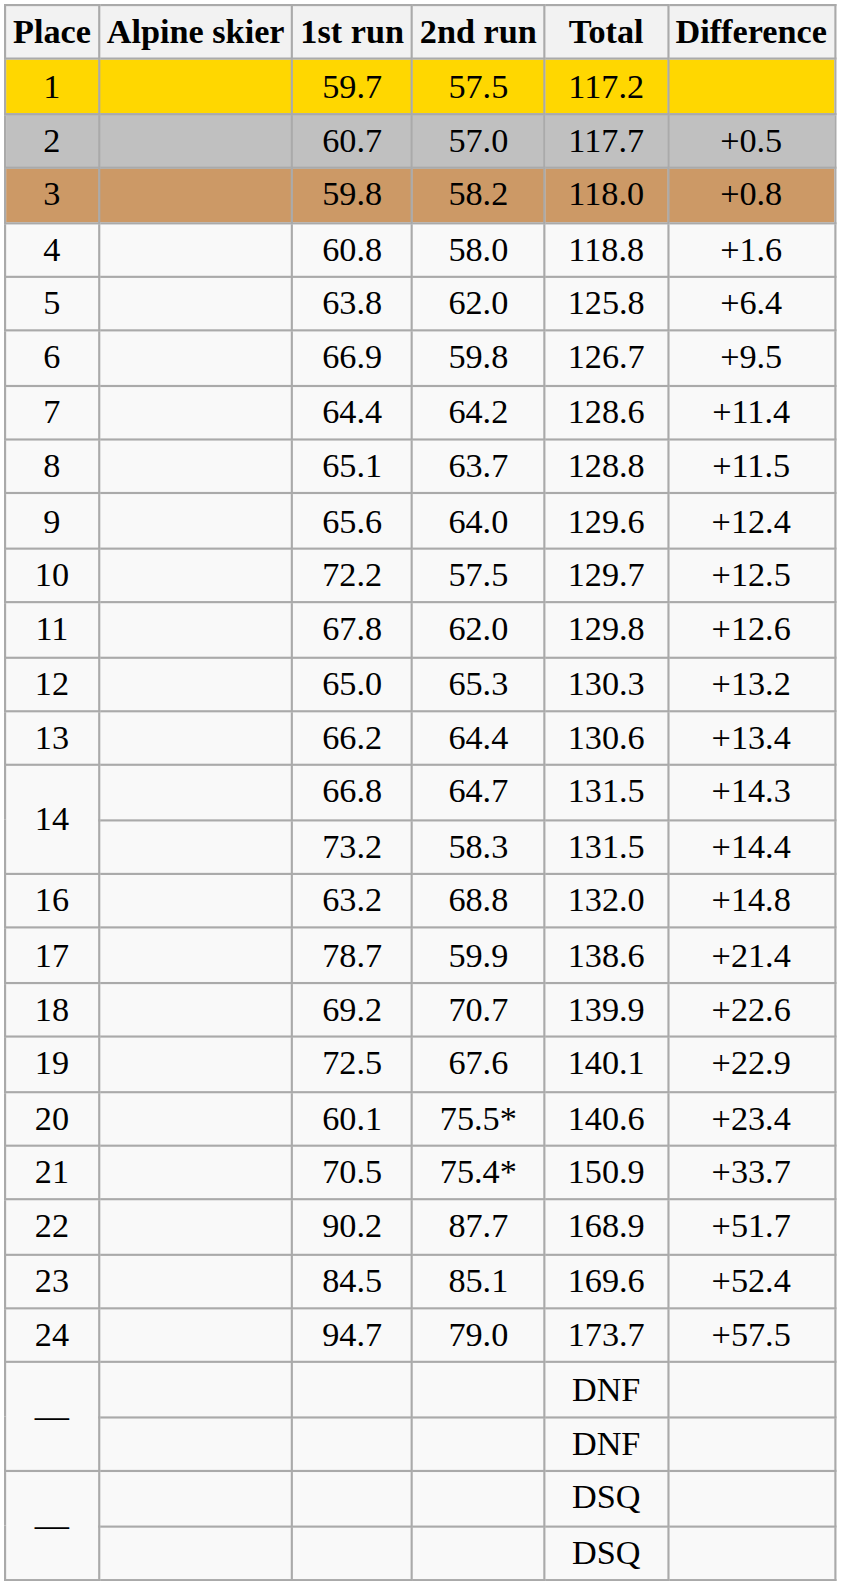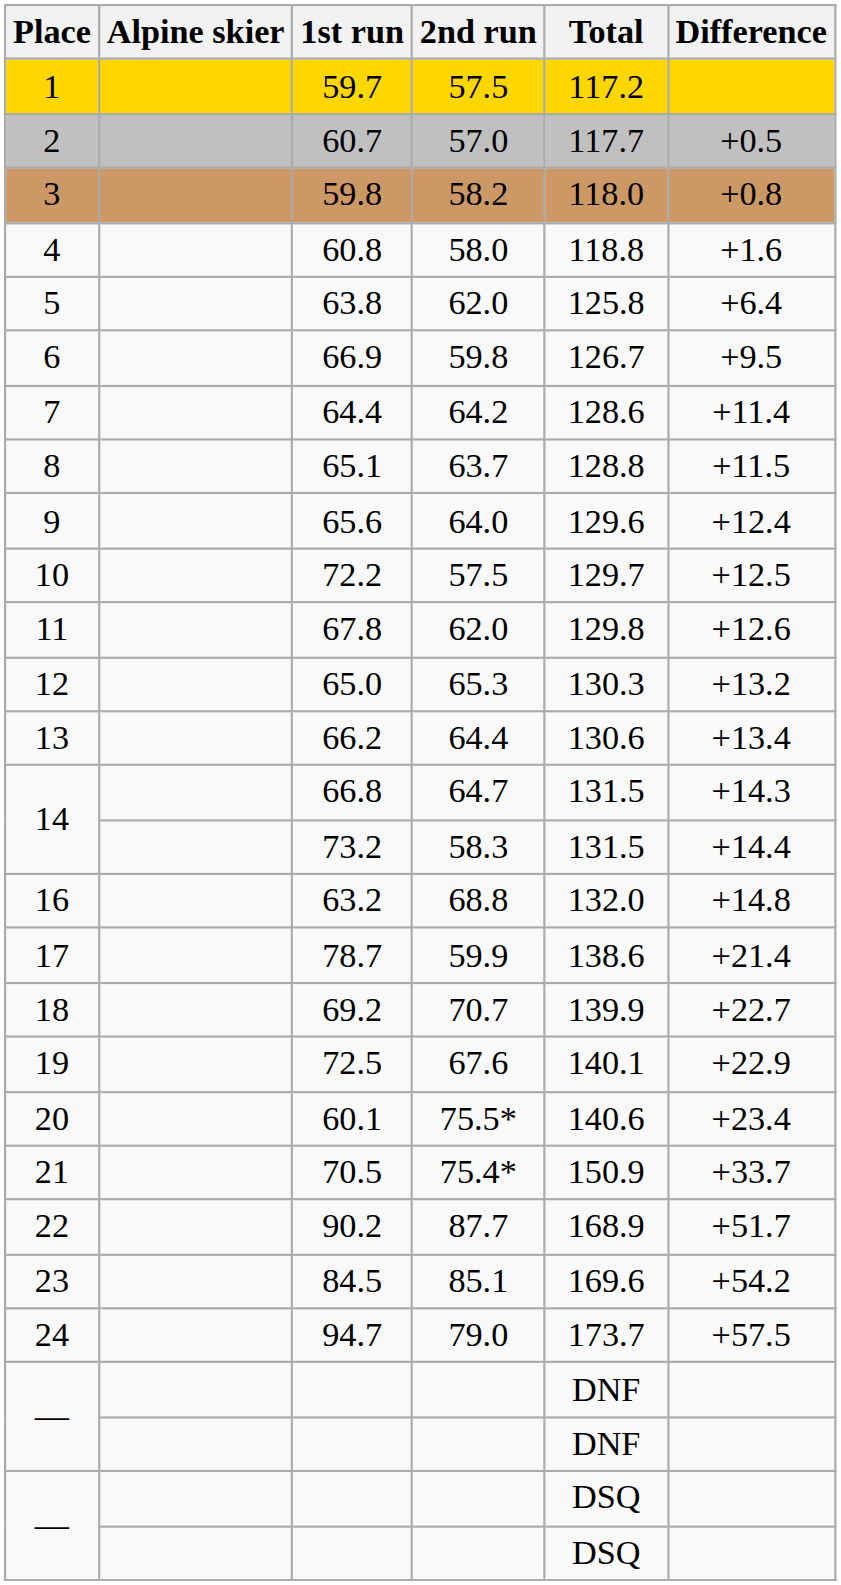(751, 1009) +22.6 -> (751, 1009) +22.7
(751, 1280) +52.4 -> (751, 1280) +54.2
